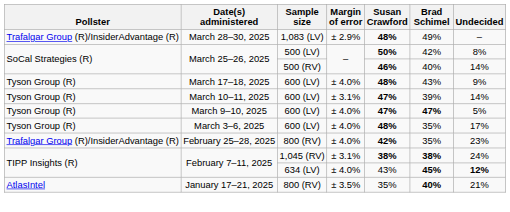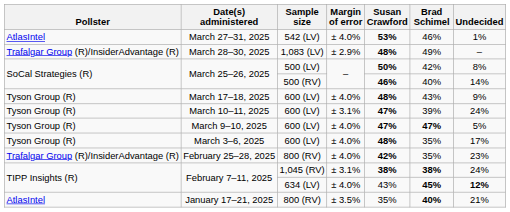+ row: (229, 37)
(479, 96) 14% -> (479, 111) 24%
